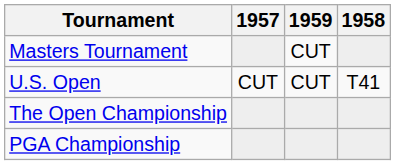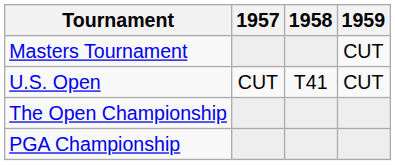columns swapped: (363, 20) <-> (311, 20)
